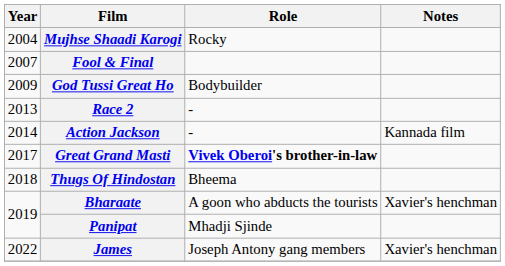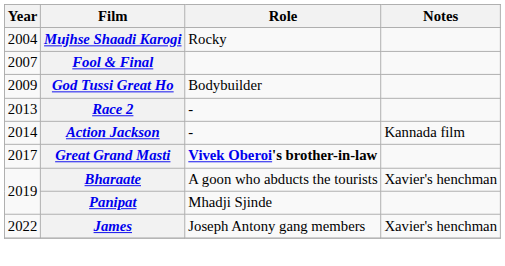- row: (113, 179)
